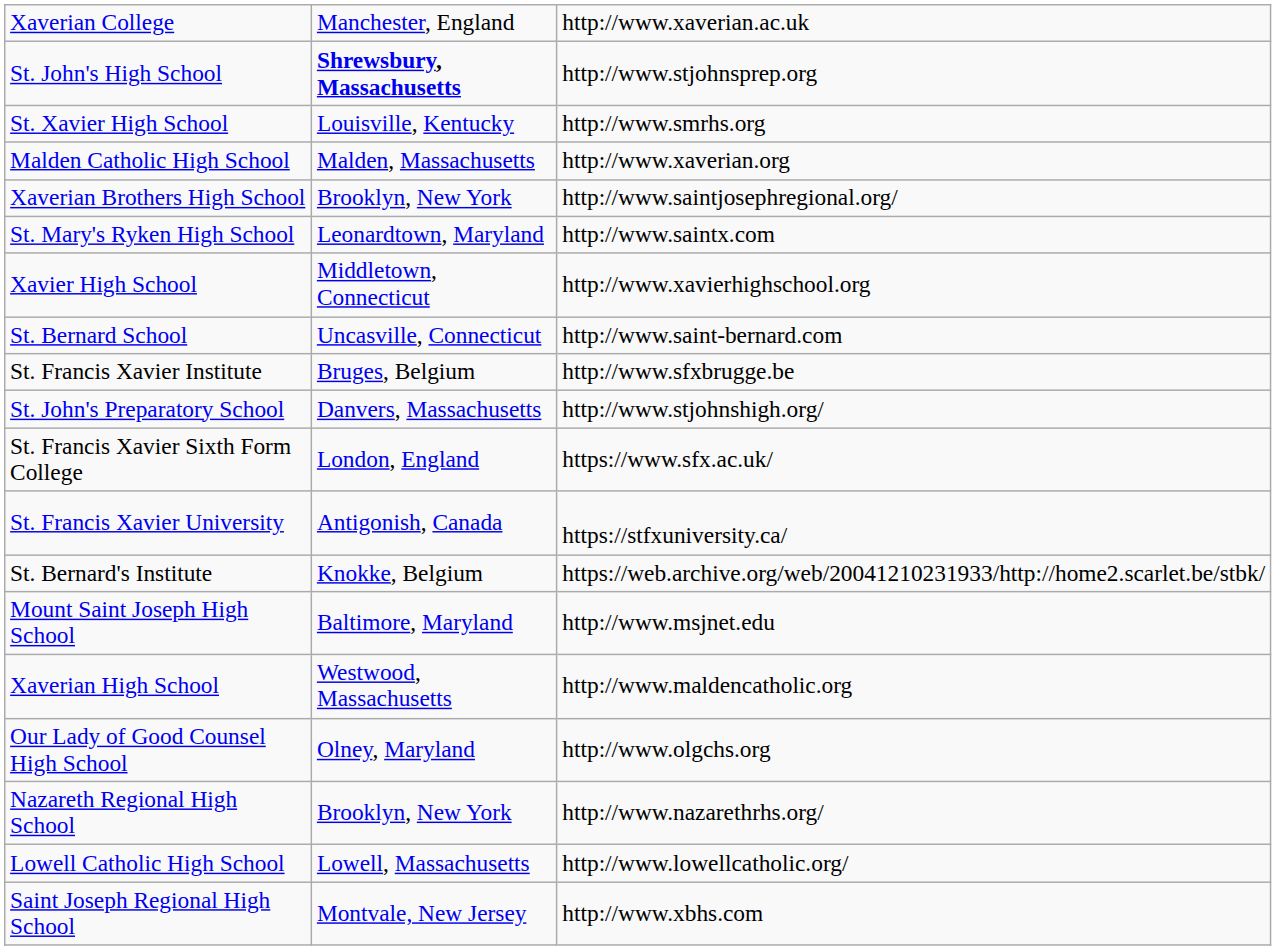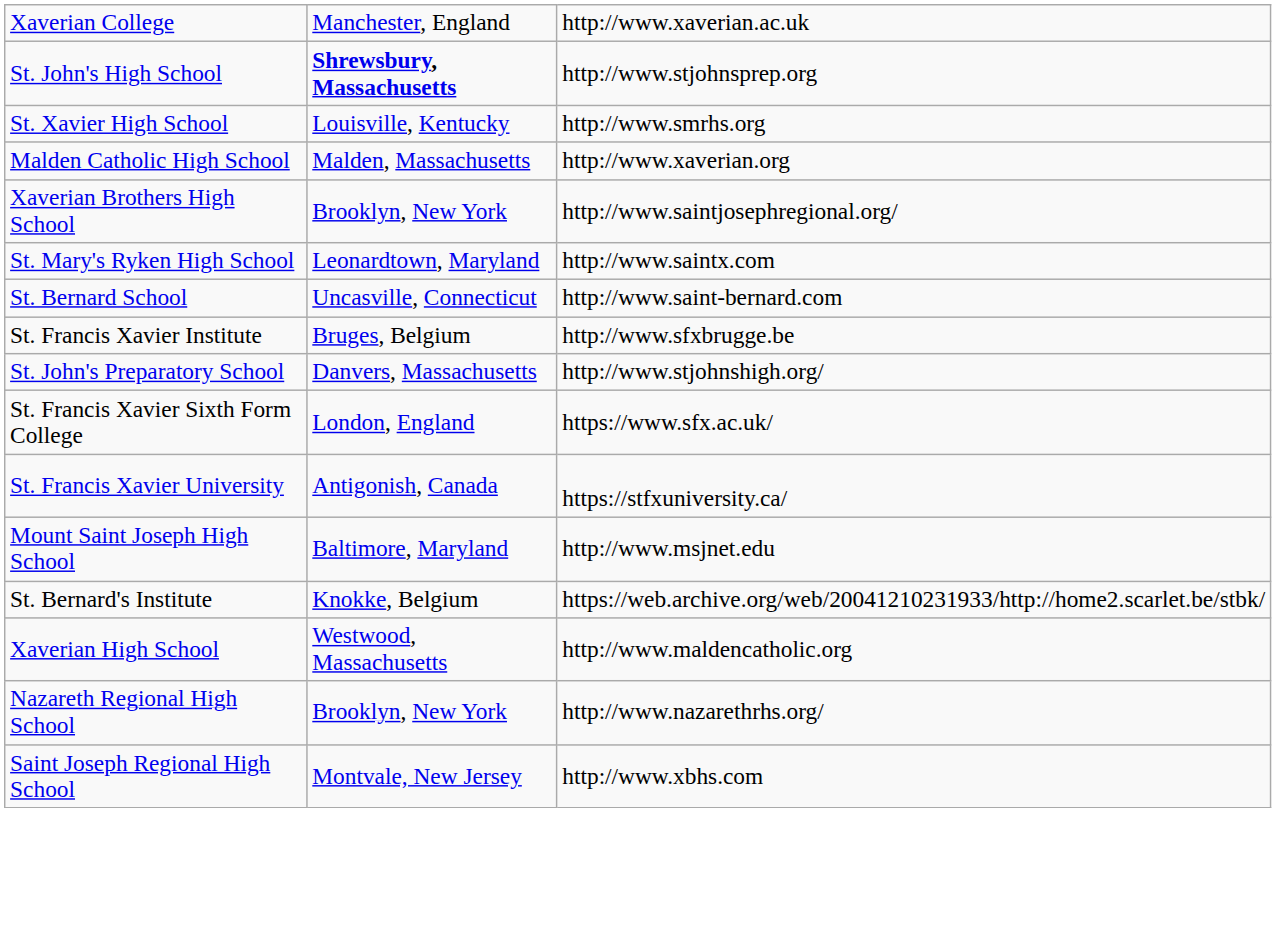- row: (104, 284)
rows swapped: (111, 572) <-> (129, 622)
- row: (138, 749)
- row: (147, 863)
